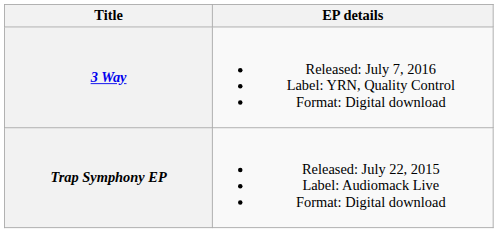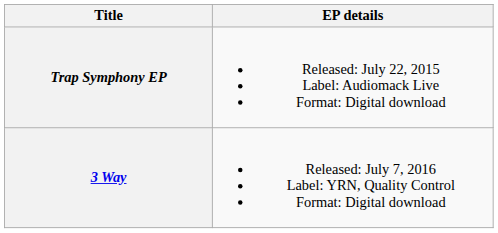rows swapped: (109, 177) <-> (109, 77)
